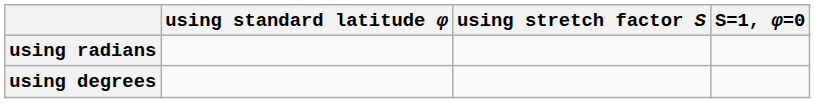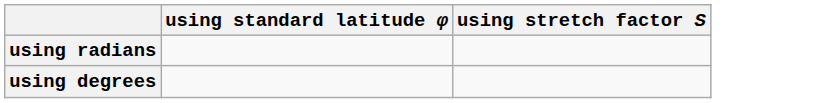- column: (760, 20)
